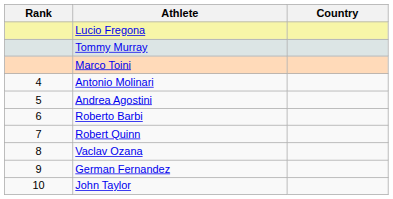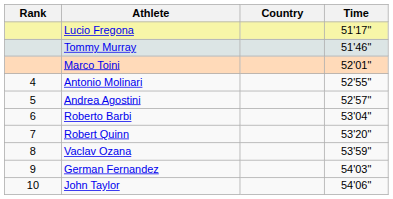+ column: (356, 13)
